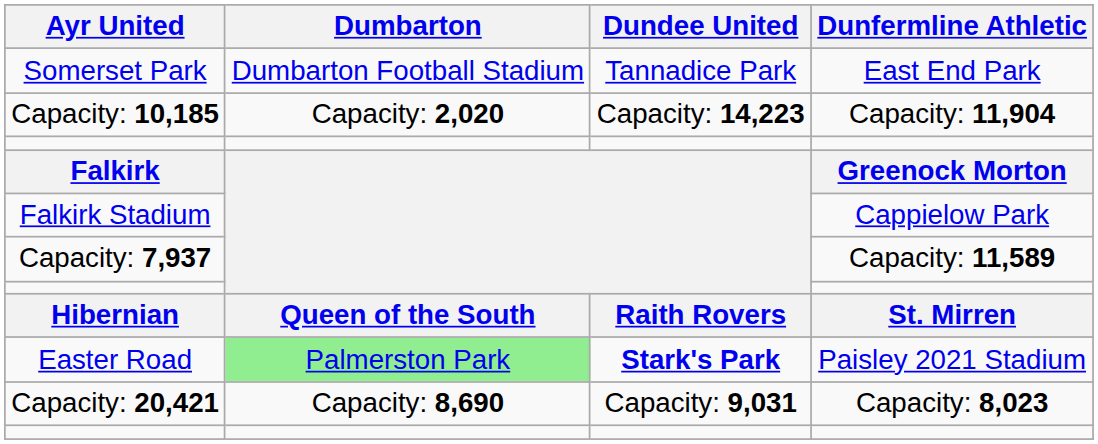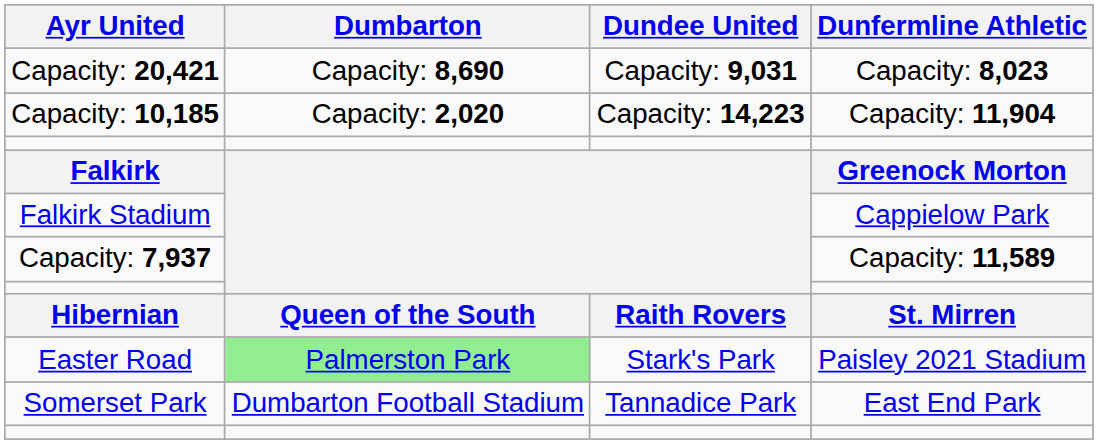rows swapped: (115, 70) <-> (115, 403)
(701, 359) bold -> (701, 359) normal
